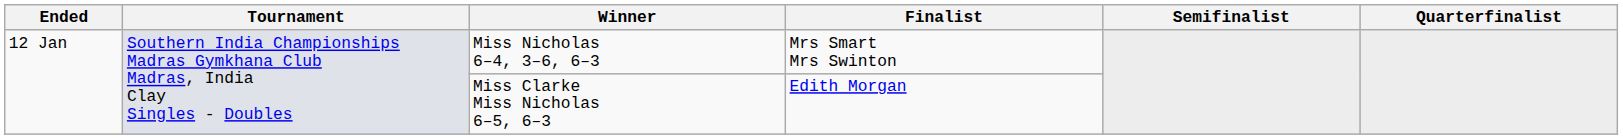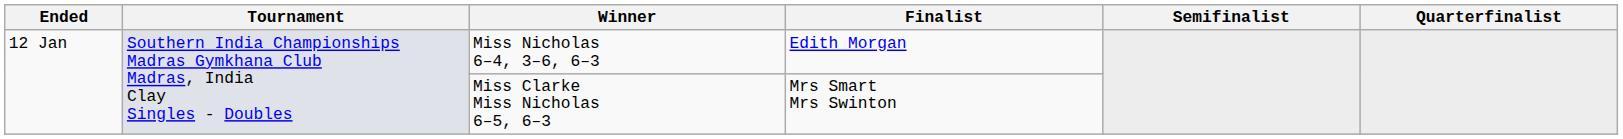(843, 52) Mrs Smart Mrs Swinton -> (848, 43) Edith Morgan
(848, 86) Edith Morgan -> (843, 95) Mrs Smart Mrs Swinton
